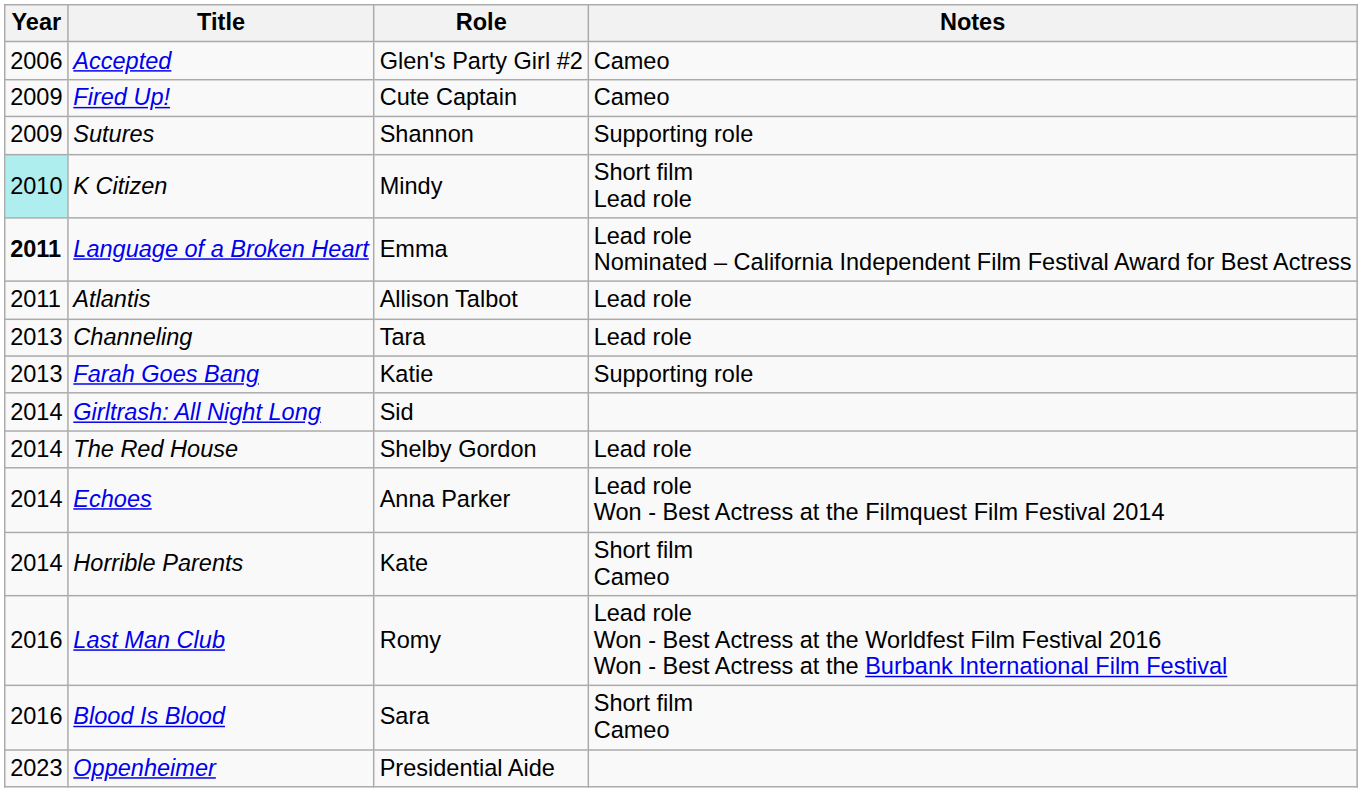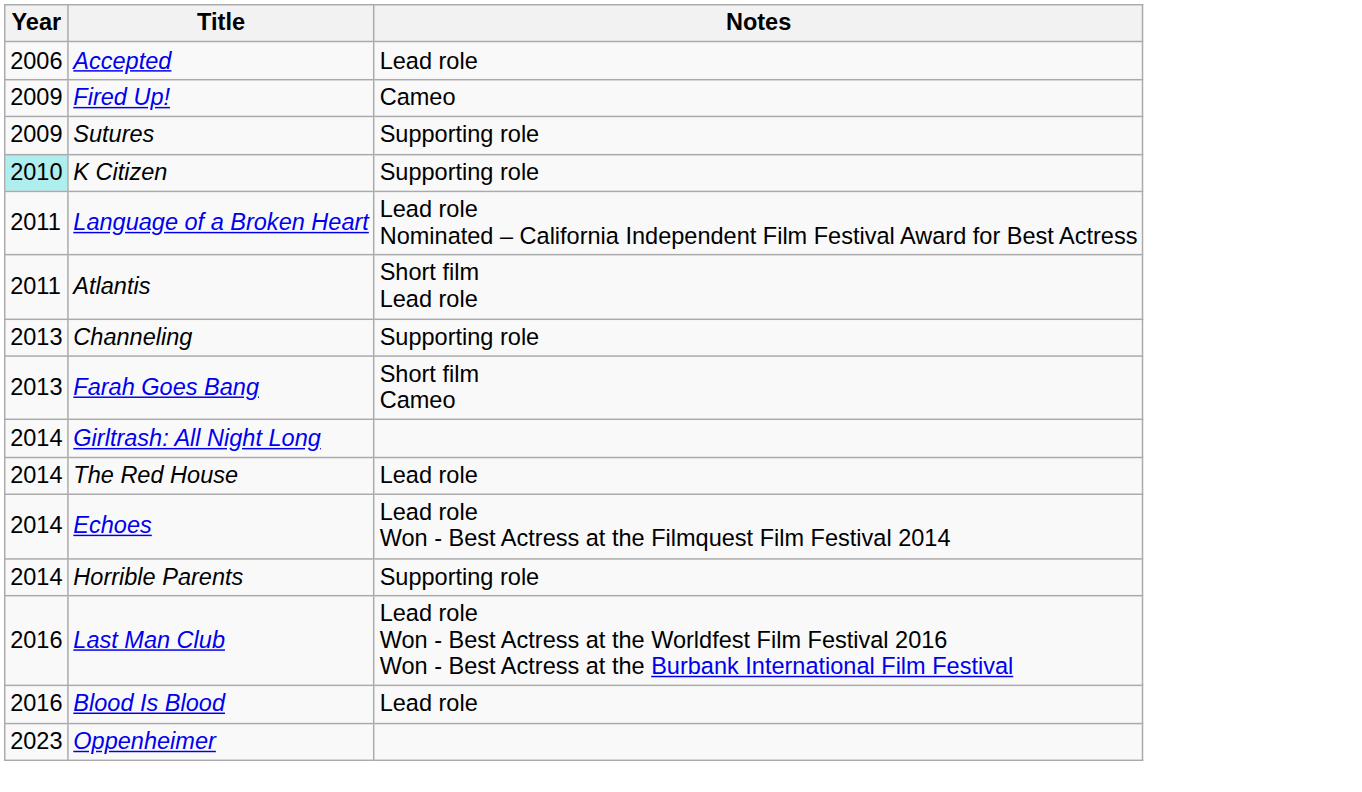- column: (481, 23)
(632, 60) Cameo -> (429, 60) Lead role
(643, 185) Short film Lead role -> (459, 172) Supporting role
(36, 249) bold -> (35, 222) normal
(643, 299) Lead role -> (429, 286) Short film Lead role
(643, 337) Lead role -> (459, 337) Supporting role
(673, 374) Supporting role -> (429, 387) Short film Cameo
(643, 563) Short film Cameo -> (459, 576) Supporting role
(643, 717) Short film Cameo -> (429, 704) Lead role
